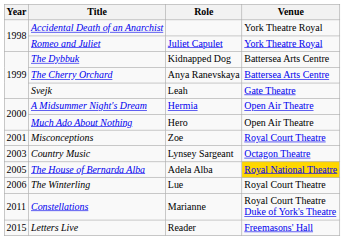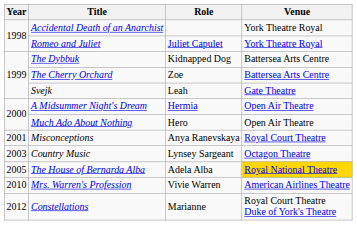(204, 75) Anya Ranevskaya -> (176, 75) Zoe
(176, 138) Zoe -> (204, 138) Anya Ranevskaya
- row: (61, 185)
+ row: (81, 185)
(16, 206) 2011 -> (17, 206) 2012
- row: (55, 228)
